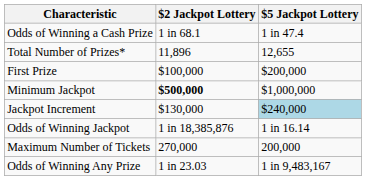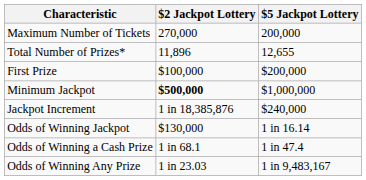rows swapped: (79, 147) <-> (80, 33)
(181, 109) $130,000 -> (196, 109) 1 in 18,385,876
(284, 109) lightblue background -> (284, 109) no background
(196, 128) 1 in 18,385,876 -> (181, 128) $130,000
